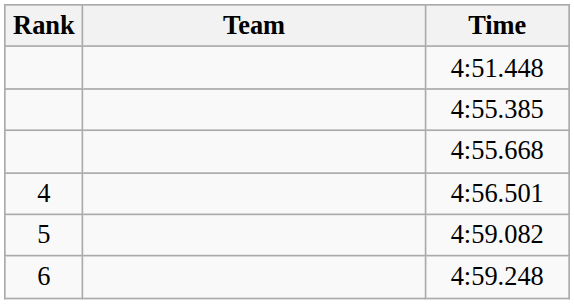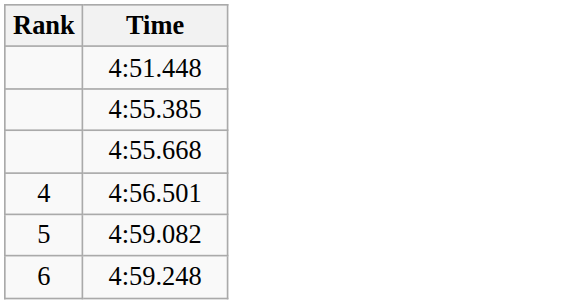- column: (254, 25)
